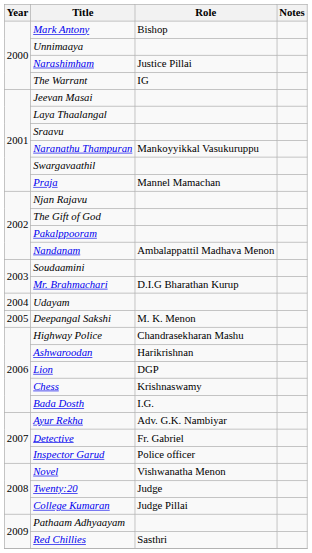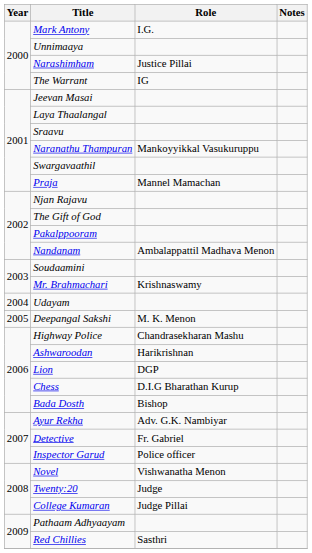(152, 30) Bishop -> (146, 30) I.G.
(188, 285) D.I.G Bharathan Kurup -> (169, 285) Krishnaswamy
(169, 387) Krishnaswamy -> (188, 387) D.I.G Bharathan Kurup
(146, 404) I.G. -> (152, 404) Bishop
